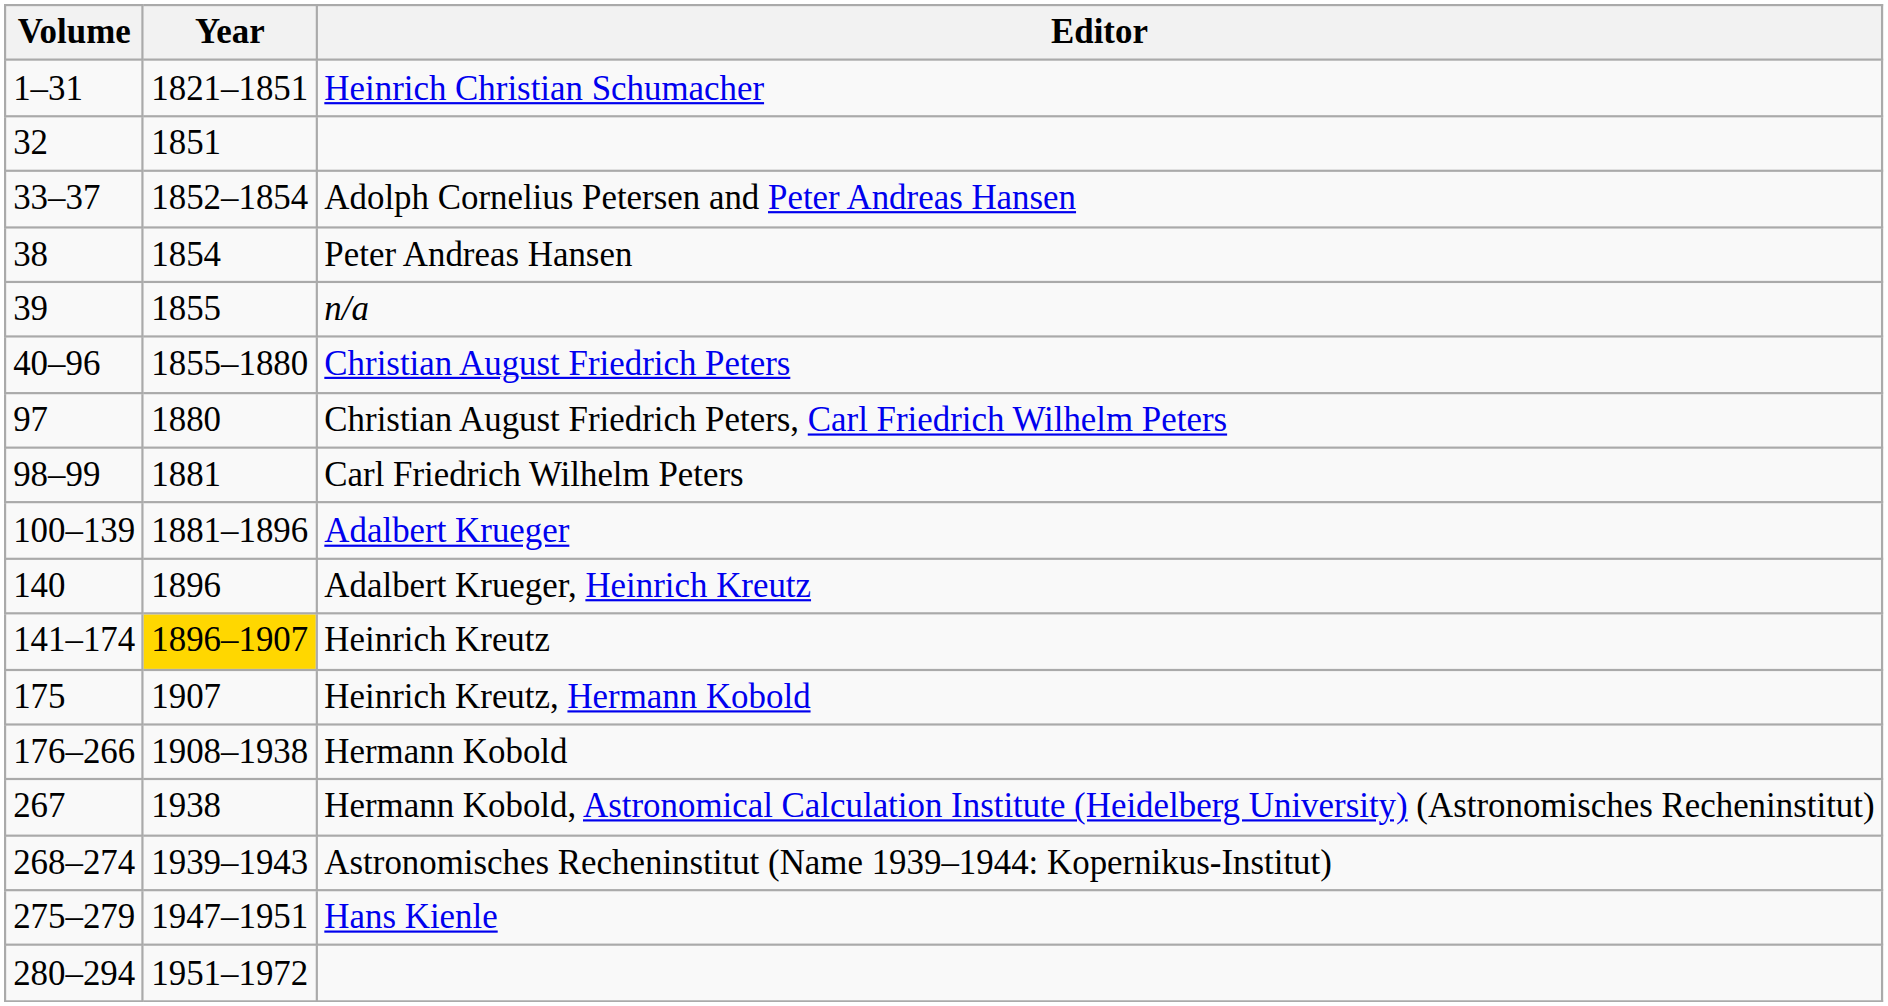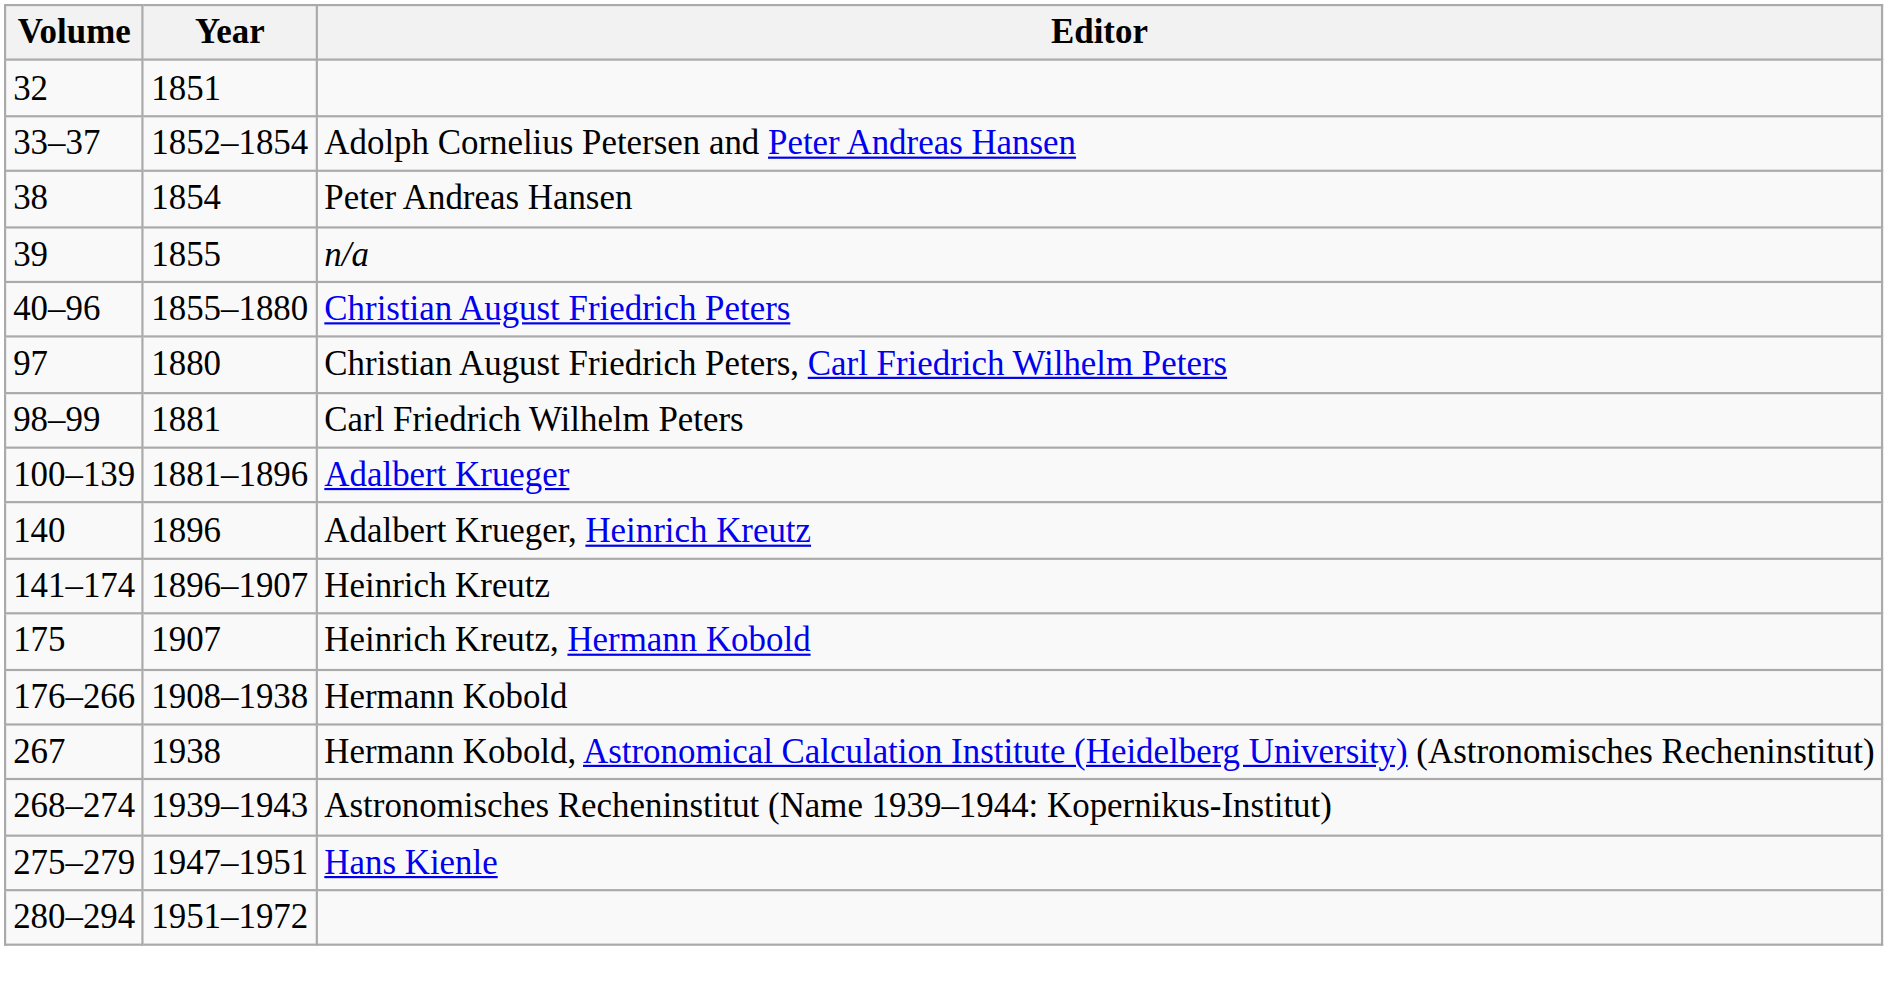- row: (48, 87)
(230, 640) gold background -> (230, 585) no background
